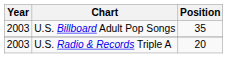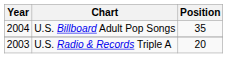(18, 28) 2003 -> (18, 28) 2004
